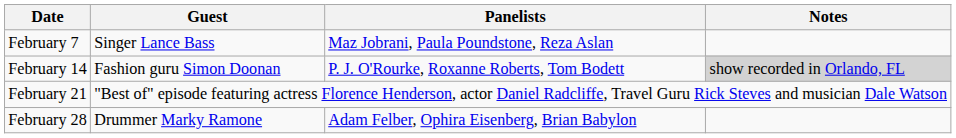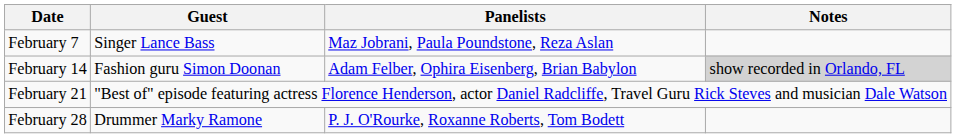(476, 68) P. J. O'Rourke, Roxanne Roberts, Tom Bodett -> (482, 68) Adam Felber, Ophira Eisenberg, Brian Babylon
(482, 119) Adam Felber, Ophira Eisenberg, Brian Babylon -> (476, 119) P. J. O'Rourke, Roxanne Roberts, Tom Bodett
